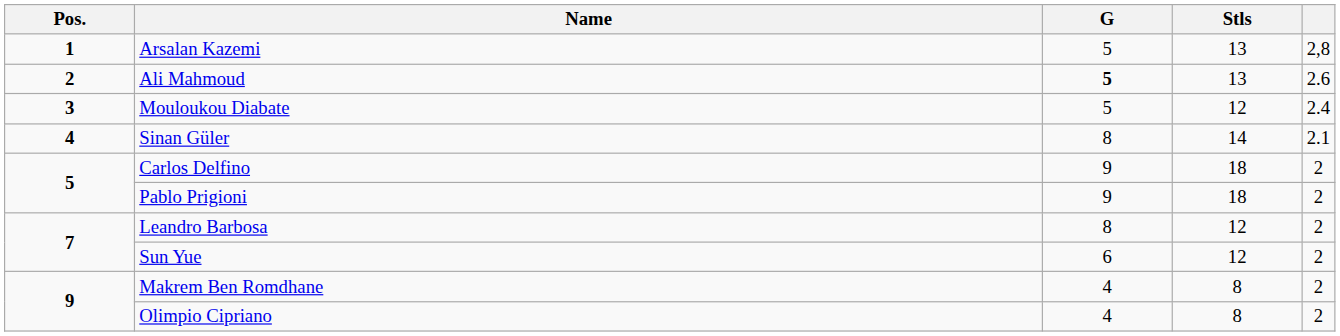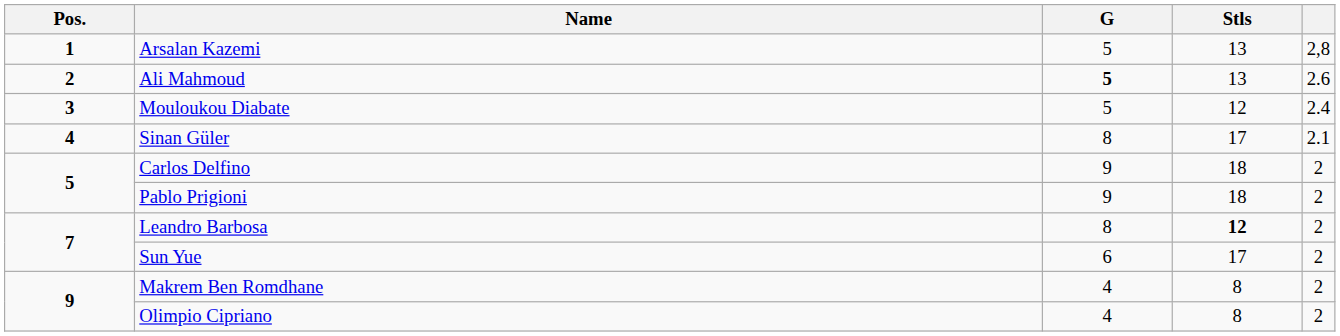(1237, 138) 14 -> (1237, 138) 17
(1237, 227) normal -> (1237, 227) bold
(1237, 256) 12 -> (1237, 256) 17
